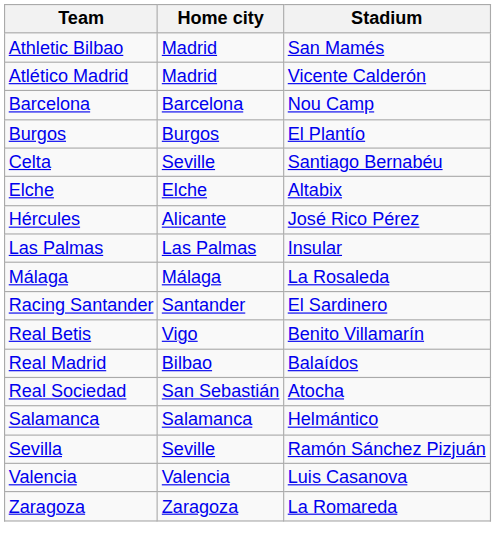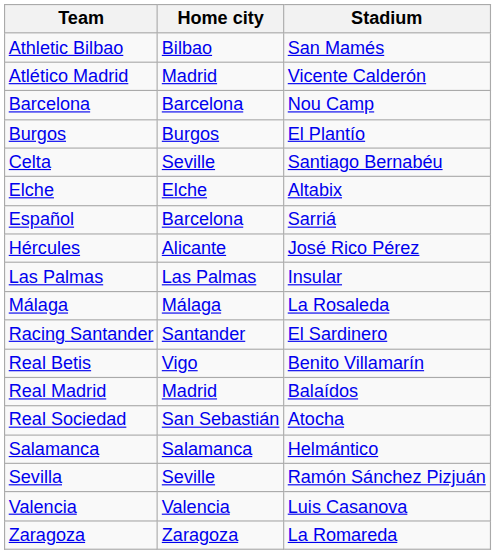(189, 47) Madrid -> (187, 47) Bilbao
+ row: (41, 219)
(187, 362) Bilbao -> (189, 391) Madrid
